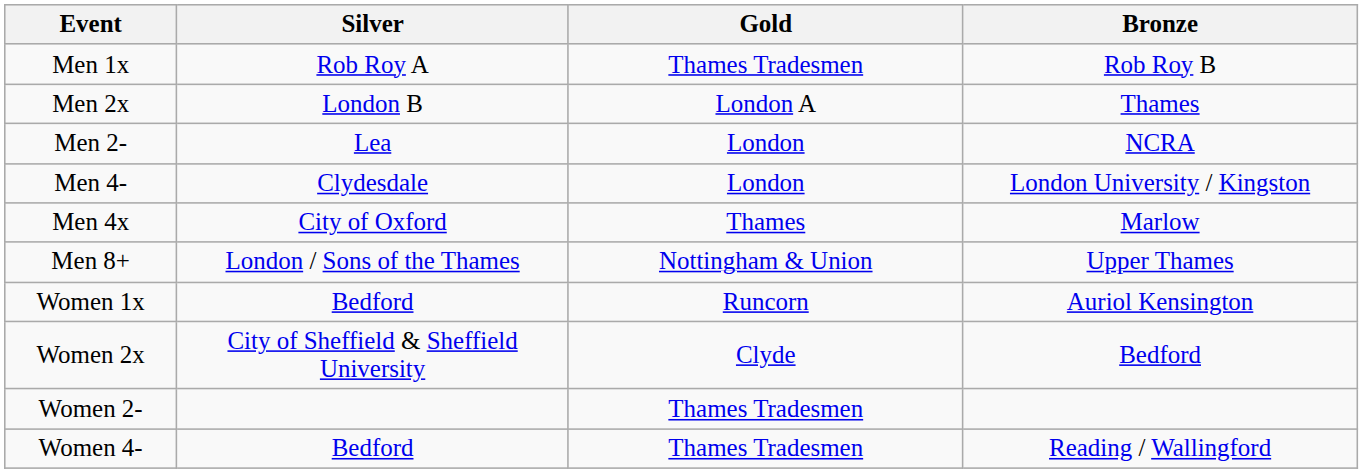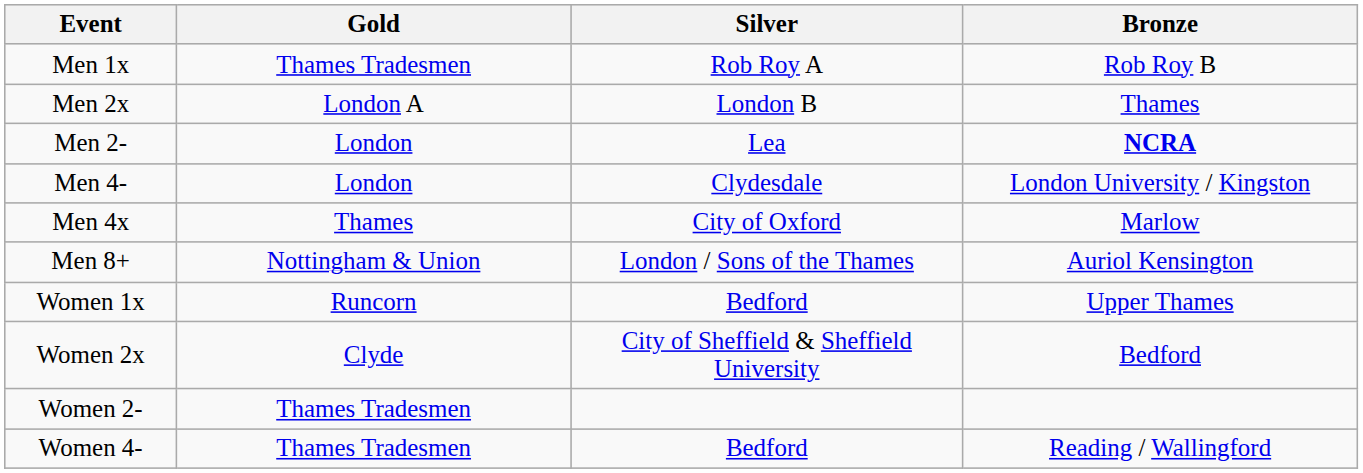columns swapped: (766, 24) <-> (373, 24)
(1160, 143) normal -> (1160, 143) bold
(1160, 261) Upper Thames -> (1160, 261) Auriol Kensington
(1160, 301) Auriol Kensington -> (1160, 301) Upper Thames
